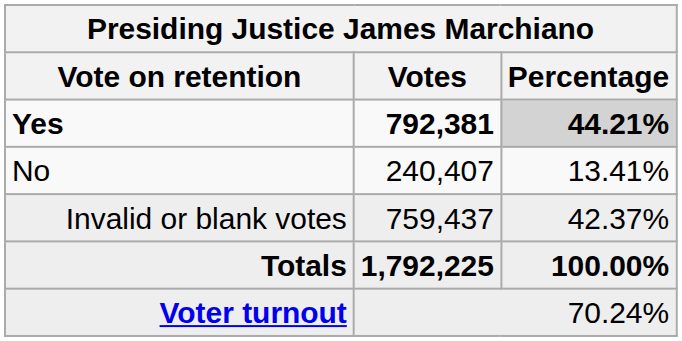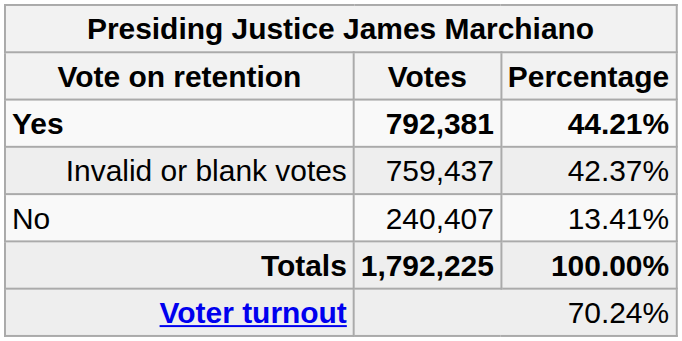(618, 124) lightgrey background -> (618, 124) no background
rows swapped: (31, 171) <-> (206, 218)
